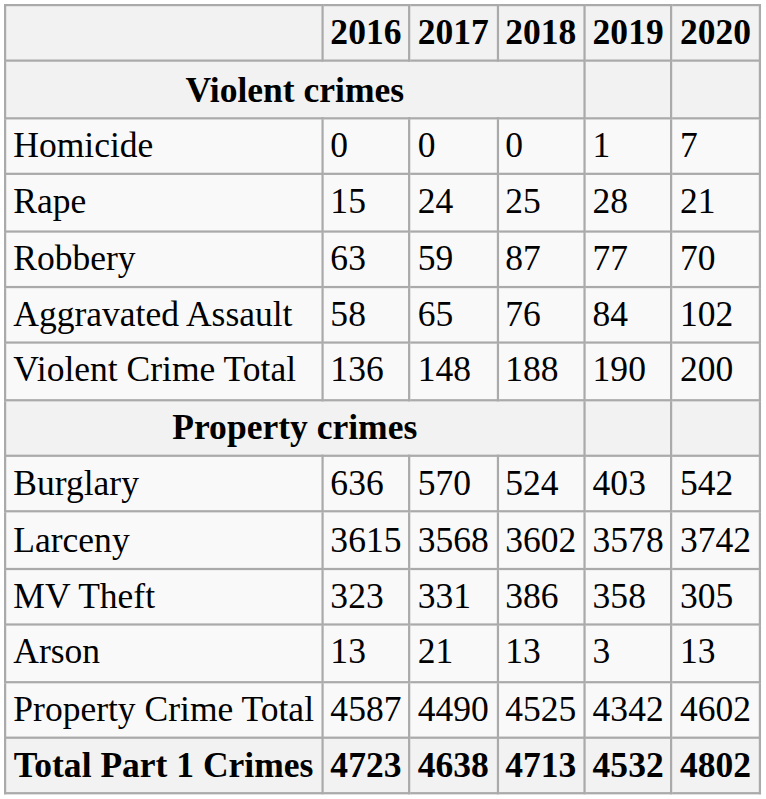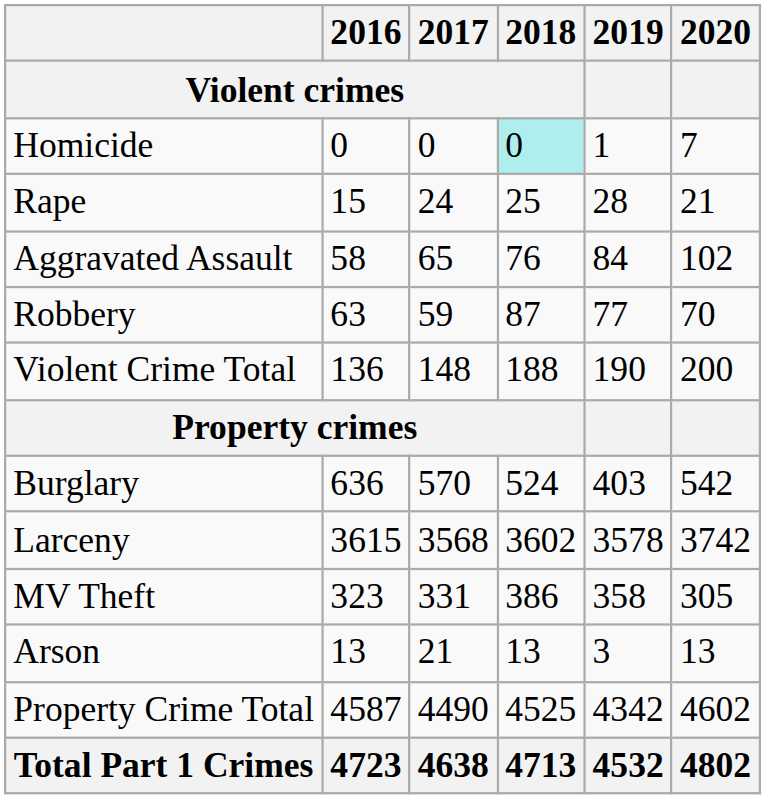(514, 145) no background -> (514, 145) paleturquoise background
rows swapped: (74, 257) <-> (153, 314)
